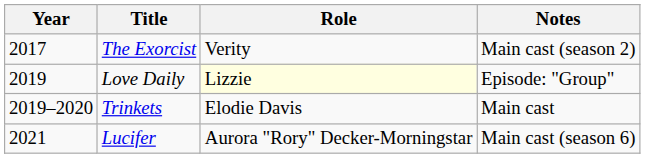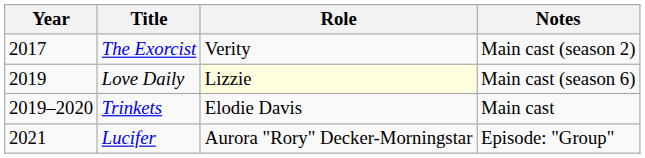(548, 78) Episode: "Group" -> (558, 78) Main cast (season 6)
(558, 138) Main cast (season 6) -> (548, 138) Episode: "Group"
